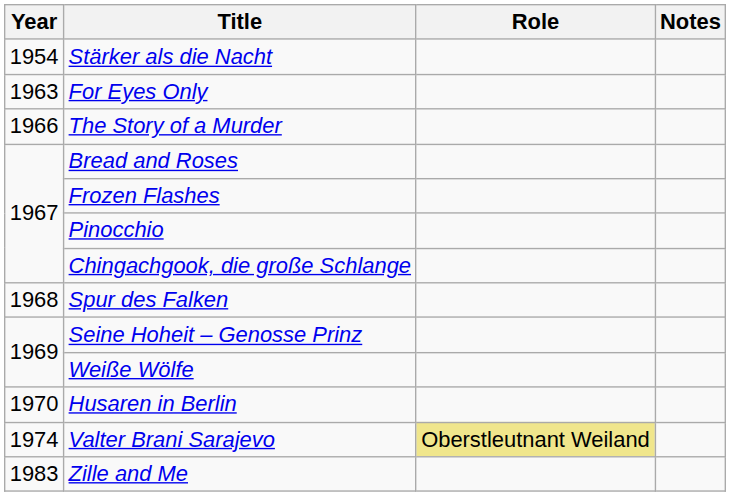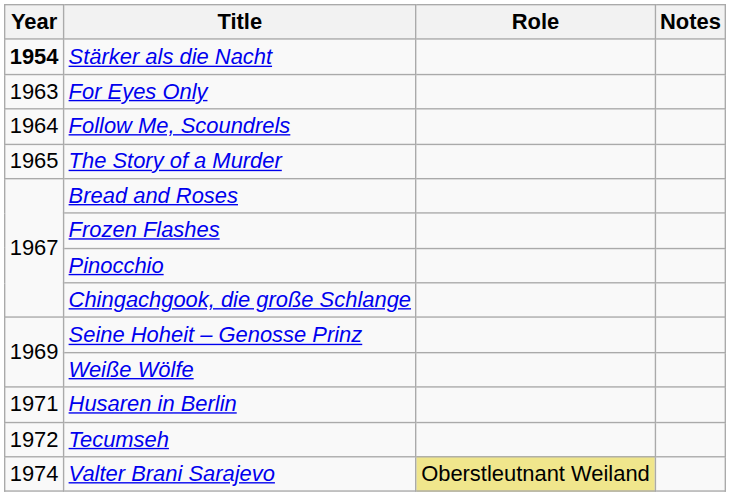(34, 56) normal -> (34, 56) bold
+ row: (179, 126)
(34, 126) 1966 -> (34, 160) 1965
- row: (148, 299)
(34, 404) 1970 -> (34, 404) 1971
+ row: (119, 439)
- row: (128, 473)
